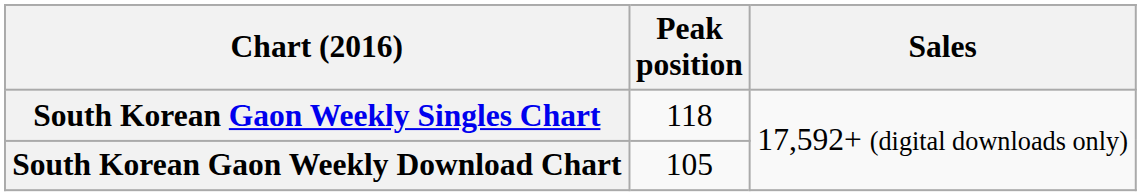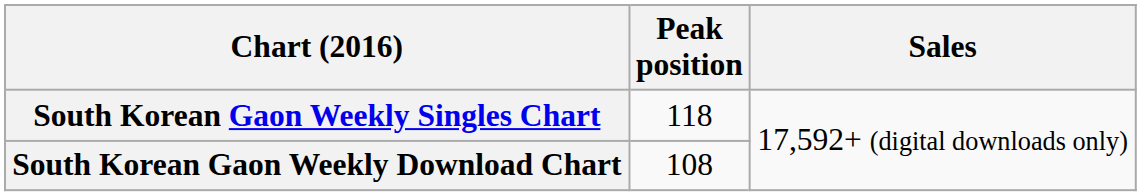(689, 164) 105 -> (689, 164) 108
